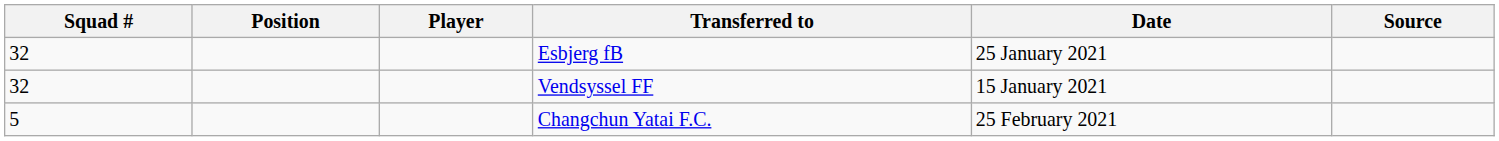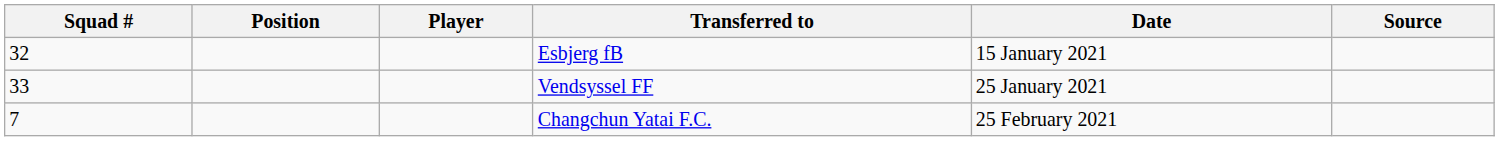(1041, 53) 25 January 2021 -> (1041, 53) 15 January 2021
(19, 86) 32 -> (19, 86) 33
(1041, 86) 15 January 2021 -> (1041, 86) 25 January 2021
(14, 119) 5 -> (14, 119) 7
